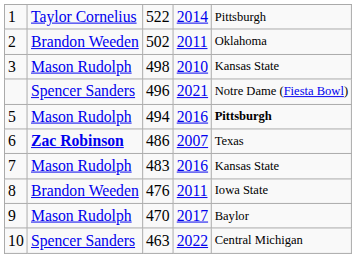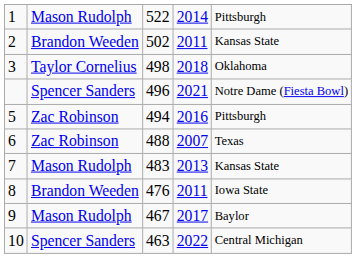(84, 16) Taylor Cornelius -> (81, 16) Mason Rudolph
(241, 41) Oklahoma -> (247, 41) Kansas State
(81, 66) Mason Rudolph -> (84, 66) Taylor Cornelius
(192, 66) 2010 -> (192, 66) 2018
(247, 66) Kansas State -> (241, 66) Oklahoma
(81, 116) Mason Rudolph -> (75, 116) Zac Robinson
(243, 116) bold -> (240, 116) normal
(77, 141) bold -> (75, 141) normal
(158, 141) 486 -> (158, 141) 488
(192, 166) 2016 -> (192, 166) 2013
(158, 215) 470 -> (158, 215) 467
